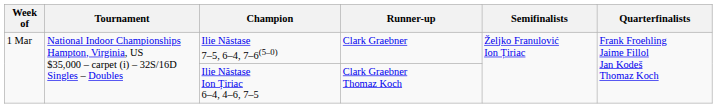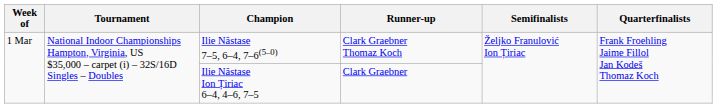(375, 40) Clark Graebner -> (375, 46) Clark Graebner Thomaz Koch
(375, 77) Clark Graebner Thomaz Koch -> (375, 71) Clark Graebner
